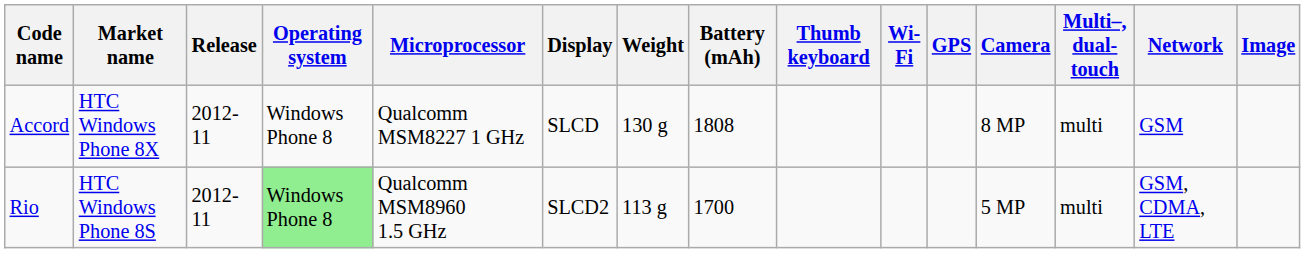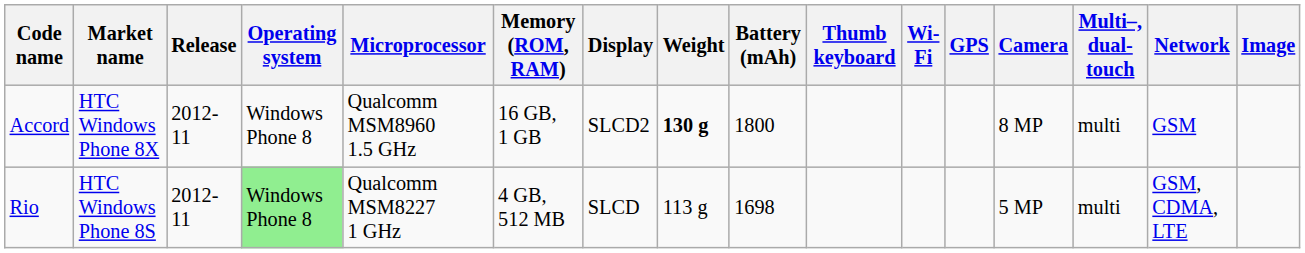+ column: (538, 44)
(451, 125) Qualcomm MSM8227 1 GHz -> (393, 125) Qualcomm MSM8960 1.5 GHz
(573, 125) SLCD -> (619, 125) SLCD2
(645, 125) normal -> (685, 125) bold
(714, 125) 1808 -> (754, 125) 1800
(423, 206) Qualcomm MSM8960 1.5 GHz -> (393, 206) Qualcomm MSM8227 1 GHz
(578, 206) SLCD2 -> (614, 206) SLCD
(714, 206) 1700 -> (754, 206) 1698
